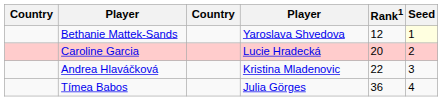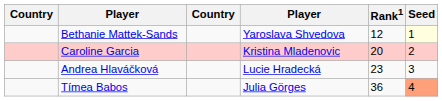(282, 51) Lucie Hradecká -> (291, 51) Kristina Mladenovic
(291, 69) Kristina Mladenovic -> (282, 69) Lucie Hradecká
(377, 69) 22 -> (377, 69) 23
(411, 87) no background -> (411, 87) lightsalmon background
